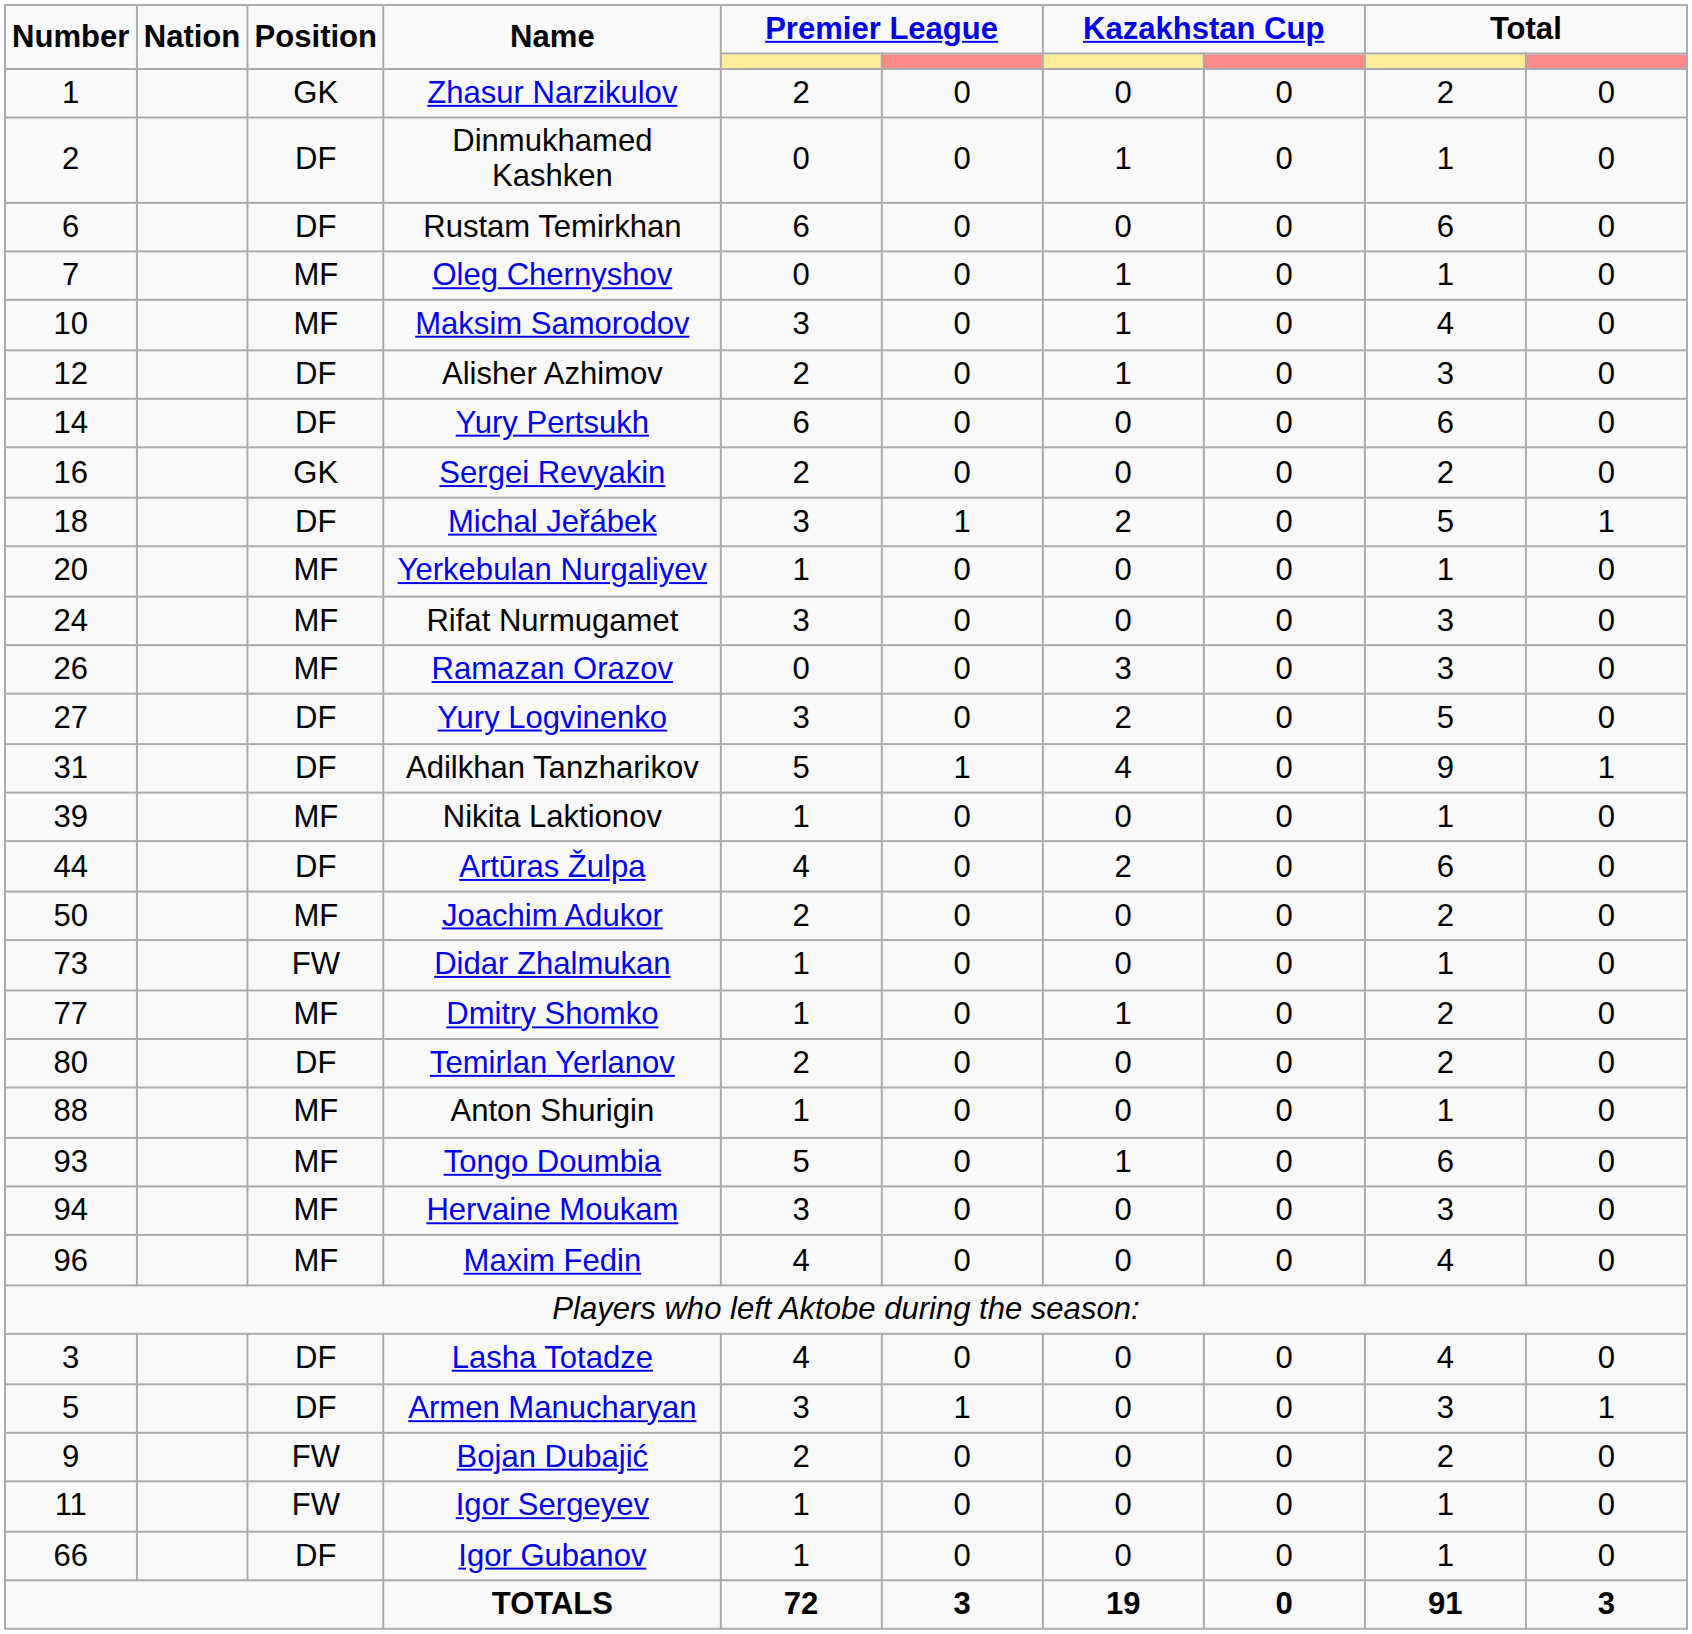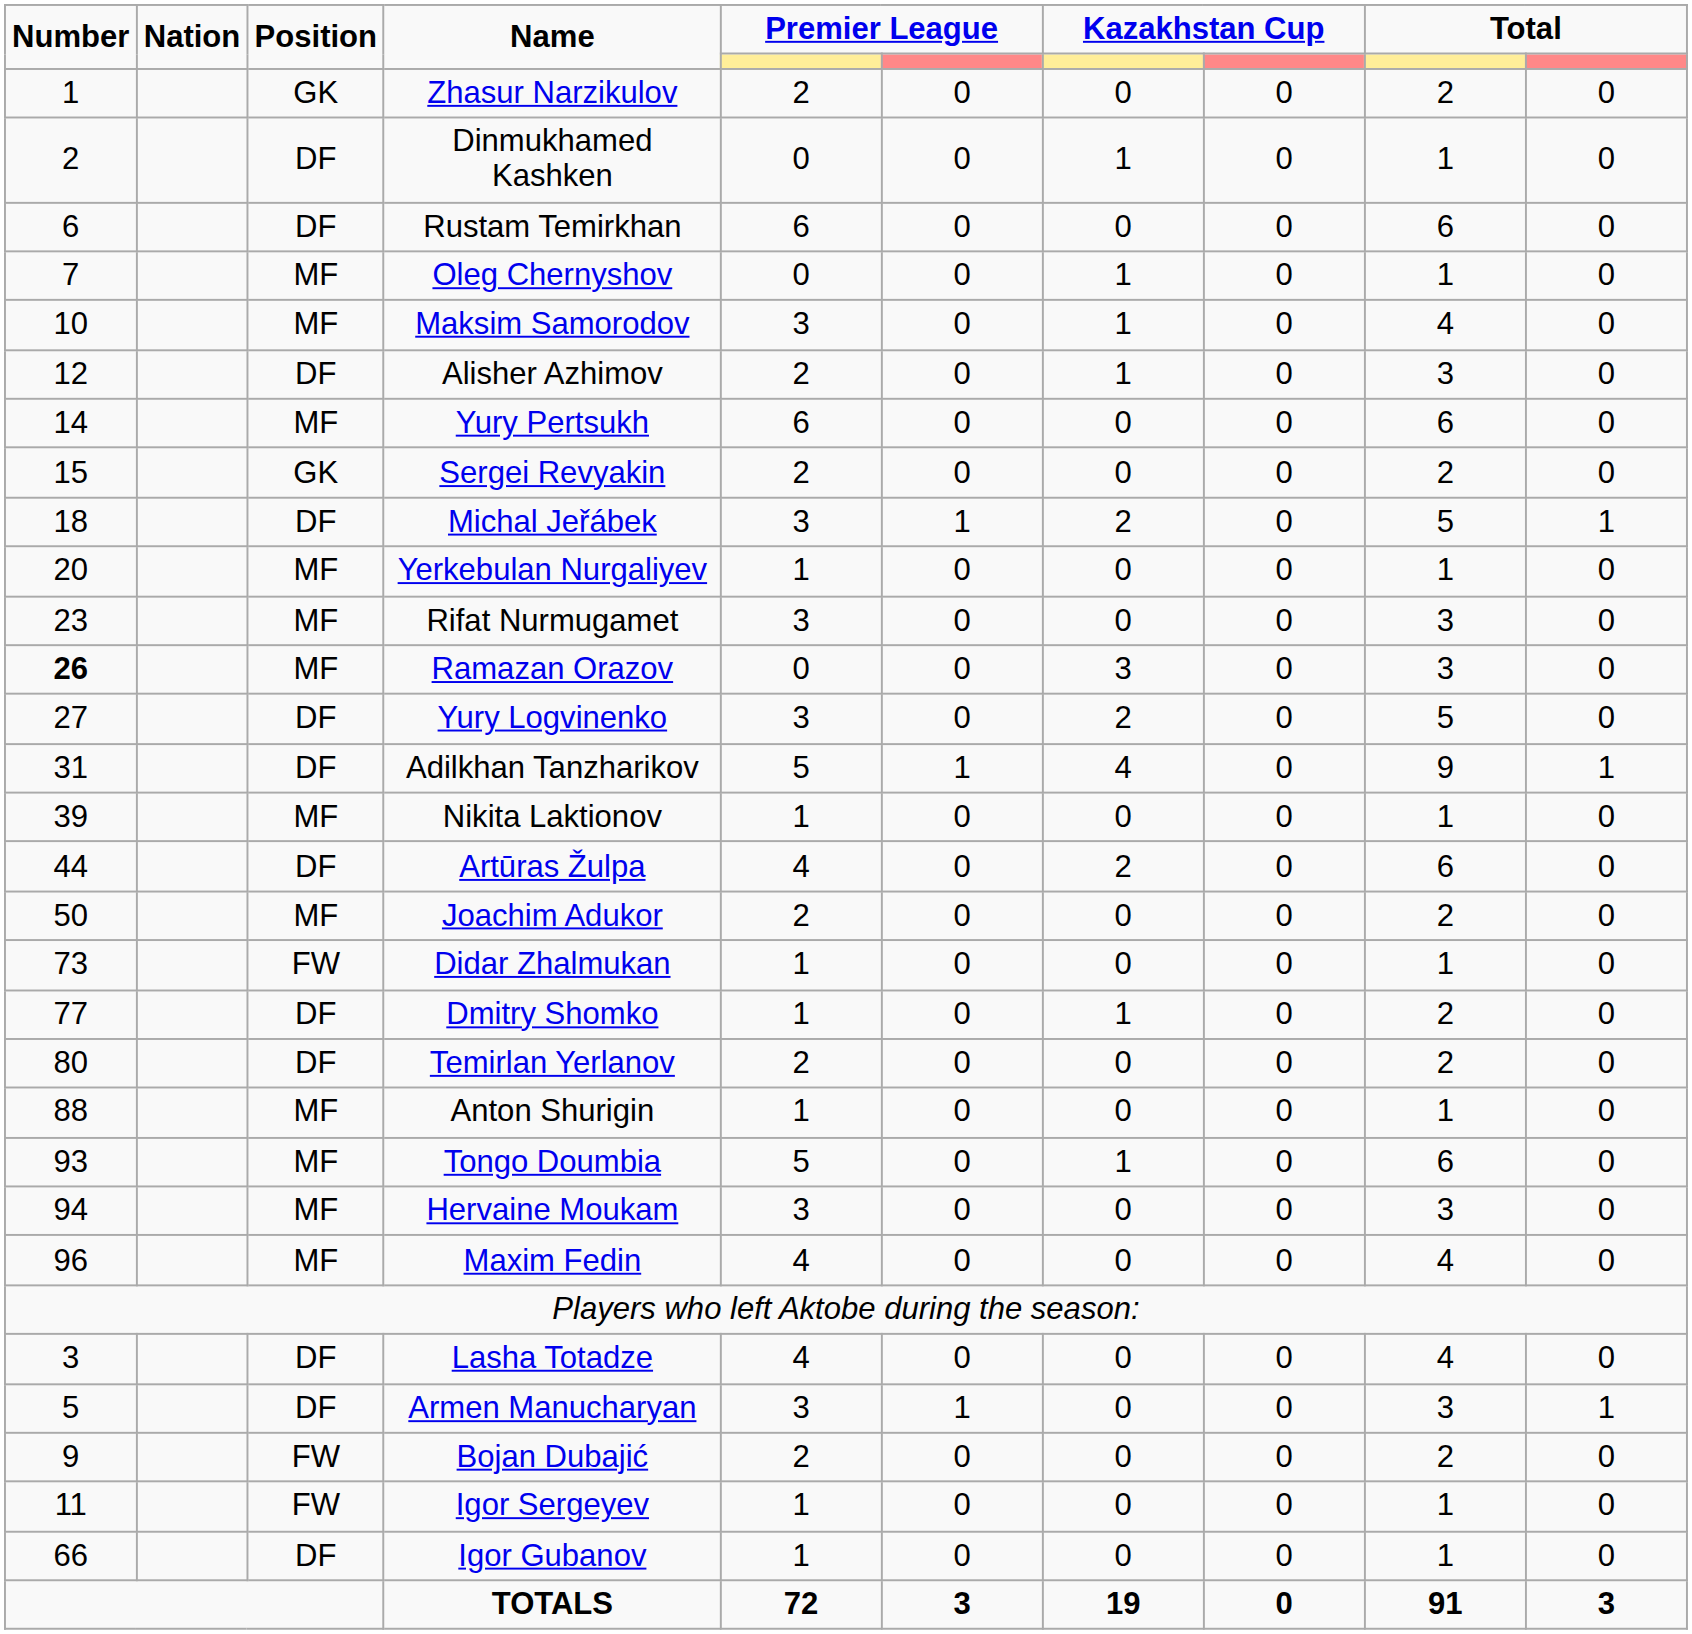(316, 422) DF -> (316, 422) MF
(71, 472) 16 -> (71, 472) 15
(71, 619) 24 -> (71, 619) 23
(71, 669) normal -> (71, 669) bold
(316, 1013) MF -> (316, 1013) DF
